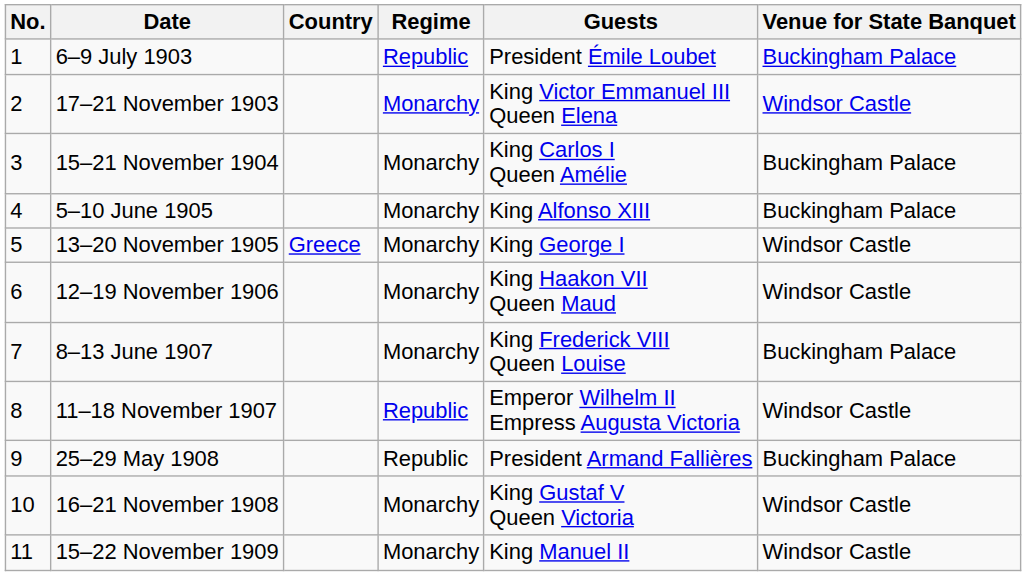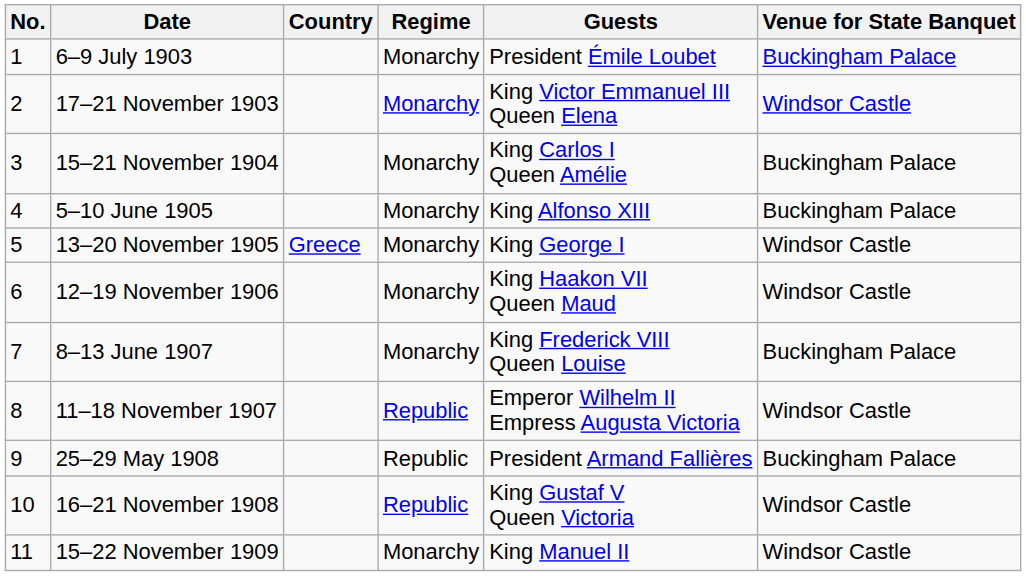(426, 56) Republic -> (431, 56) Monarchy
(431, 505) Monarchy -> (426, 505) Republic
